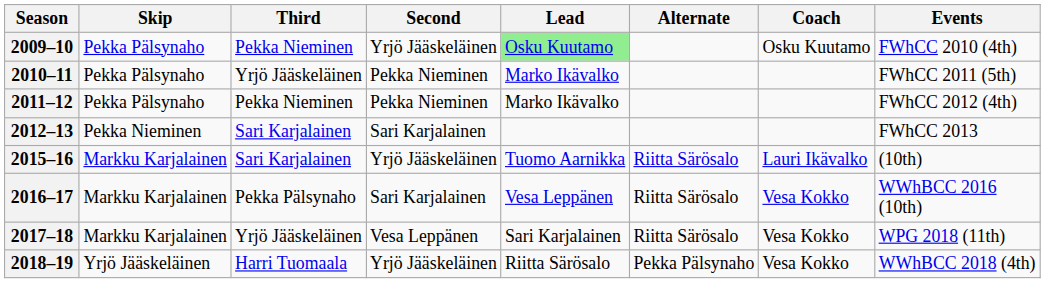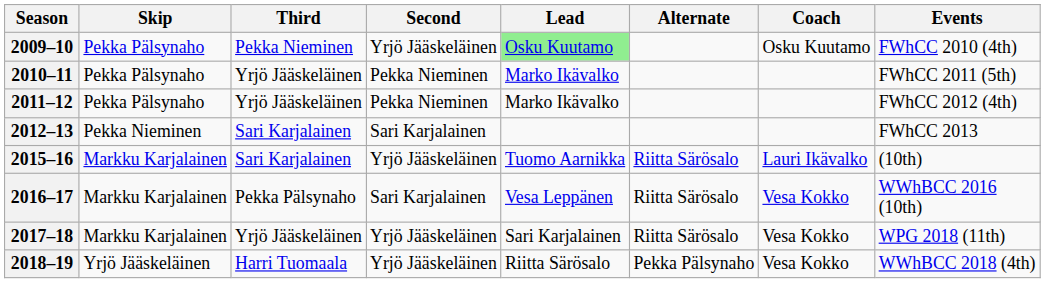(294, 103) Pekka Nieminen -> (298, 103) Yrjö Jääskeläinen
(424, 235) Vesa Leppänen -> (433, 235) Yrjö Jääskeläinen
